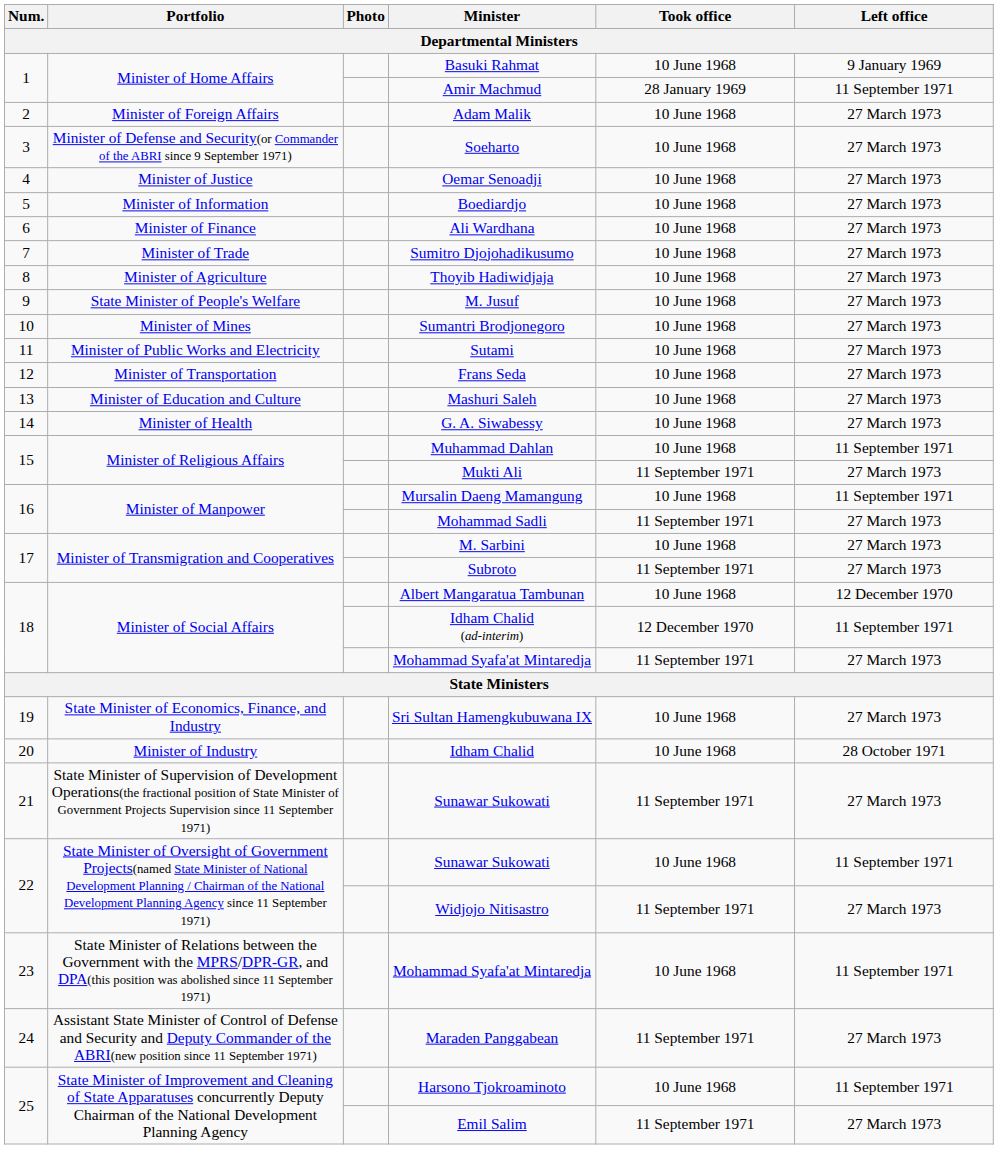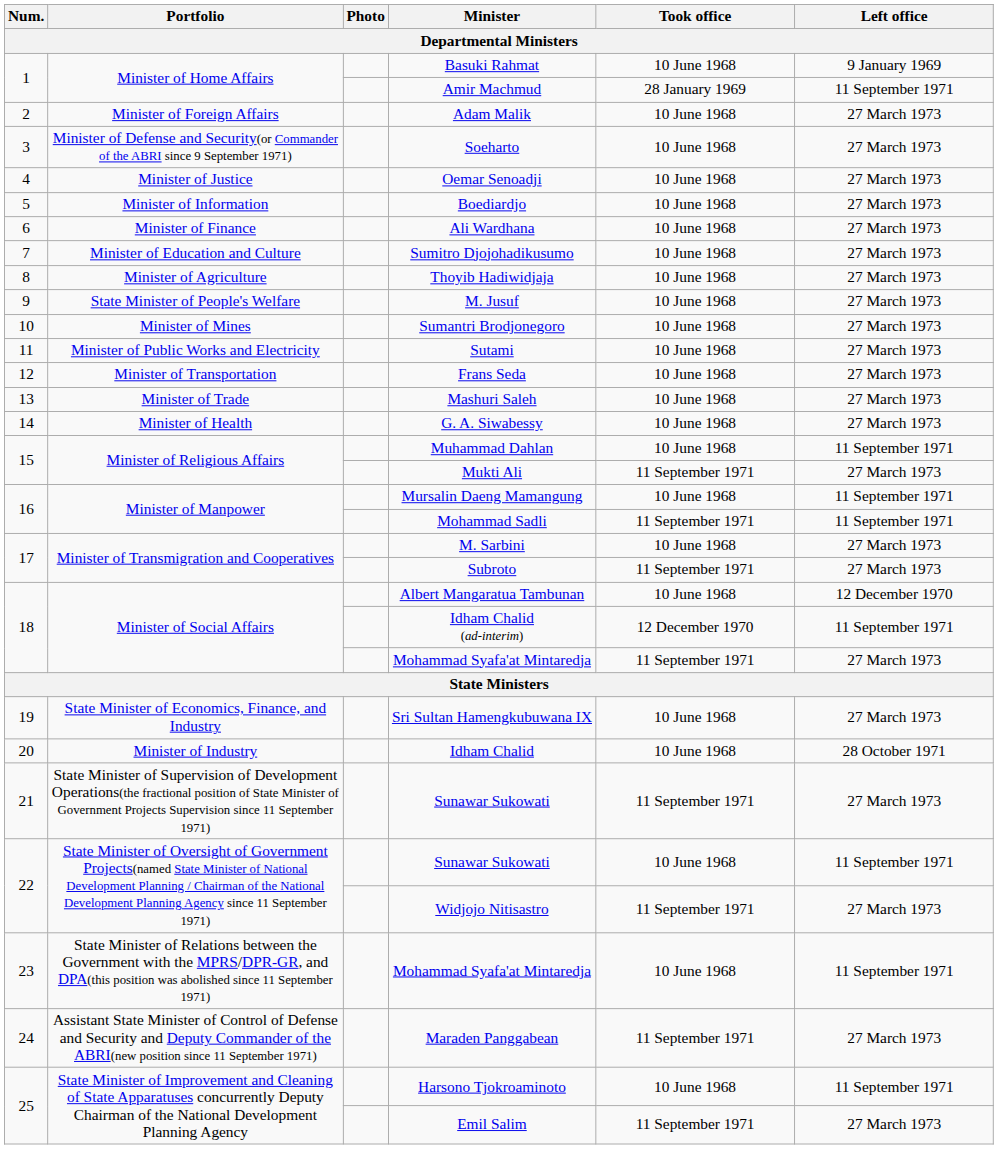(195, 253) Minister of Trade -> (195, 253) Minister of Education and Culture
(195, 399) Minister of Education and Culture -> (195, 399) Minister of Trade
(894, 521) 27 March 1973 -> (894, 521) 11 September 1971
